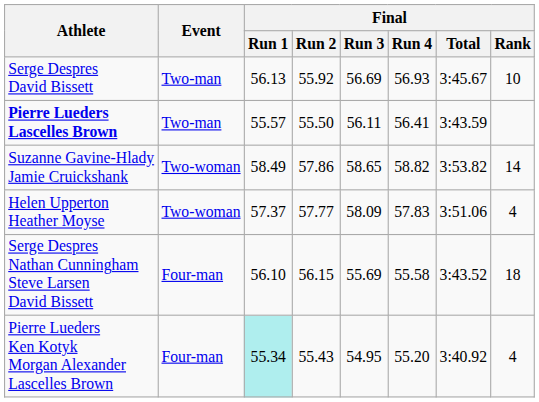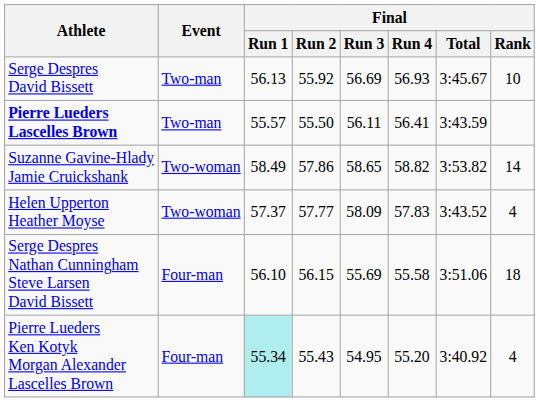(463, 212) 3:51.06 -> (463, 212) 3:43.52
(463, 275) 3:43.52 -> (463, 275) 3:51.06
